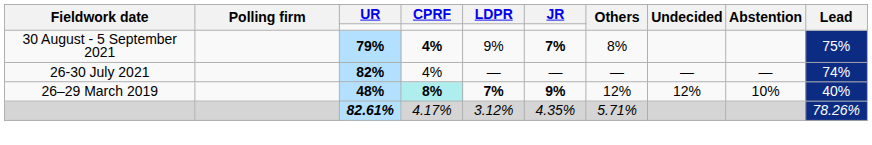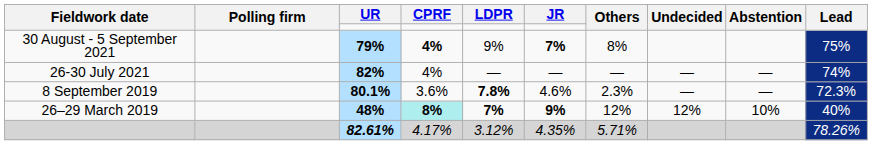+ row: (100, 91)
